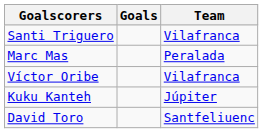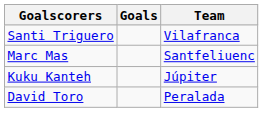(194, 56) Peralada -> (209, 56) Santfeliuenc
- row: (53, 76)
(209, 118) Santfeliuenc -> (194, 97) Peralada
